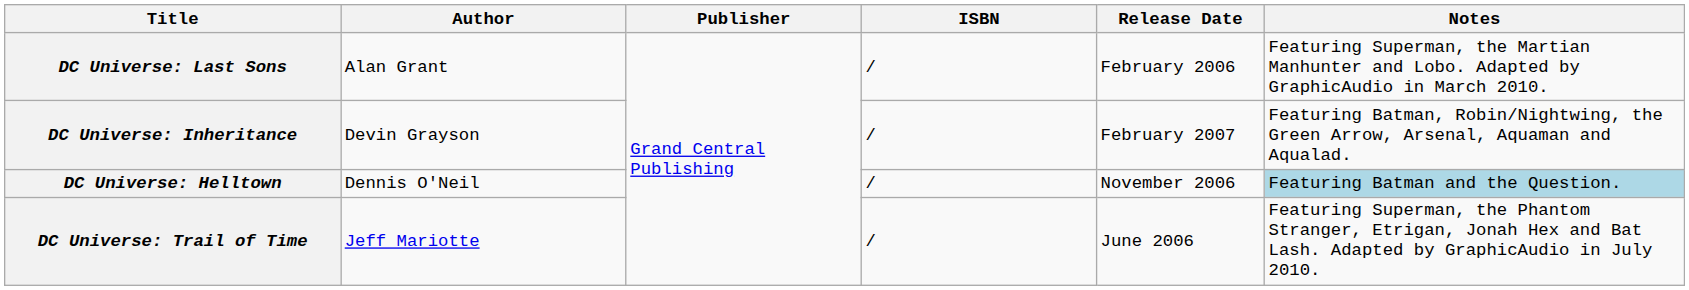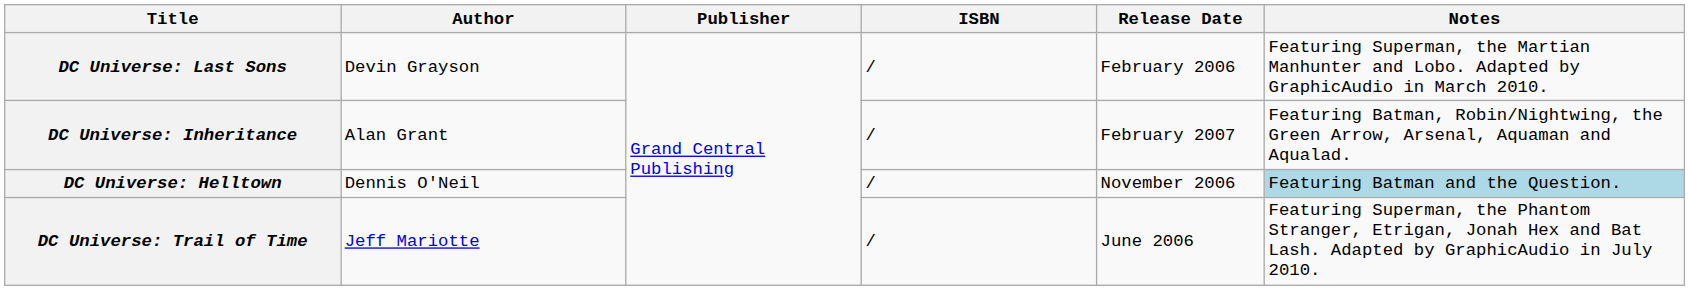(397, 67) Alan Grant -> (412, 67) Devin Grayson
(412, 135) Devin Grayson -> (397, 135) Alan Grant
